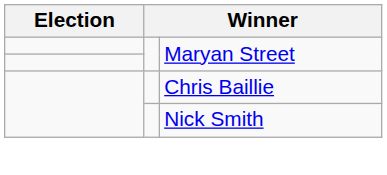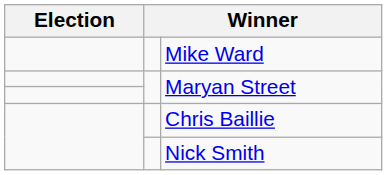+ row: (74, 54)
